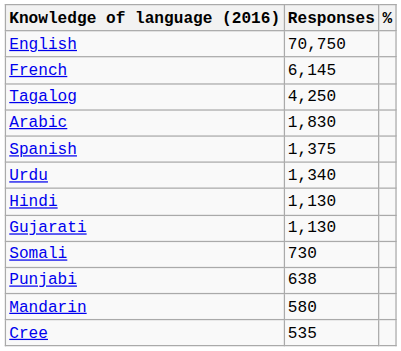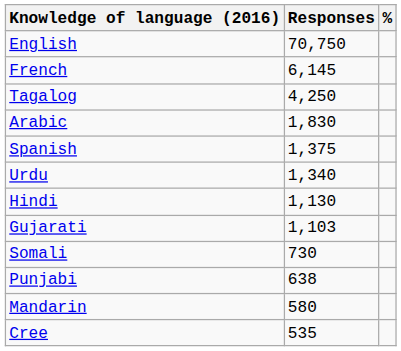(312, 228) 1,130 -> (312, 228) 1,103
